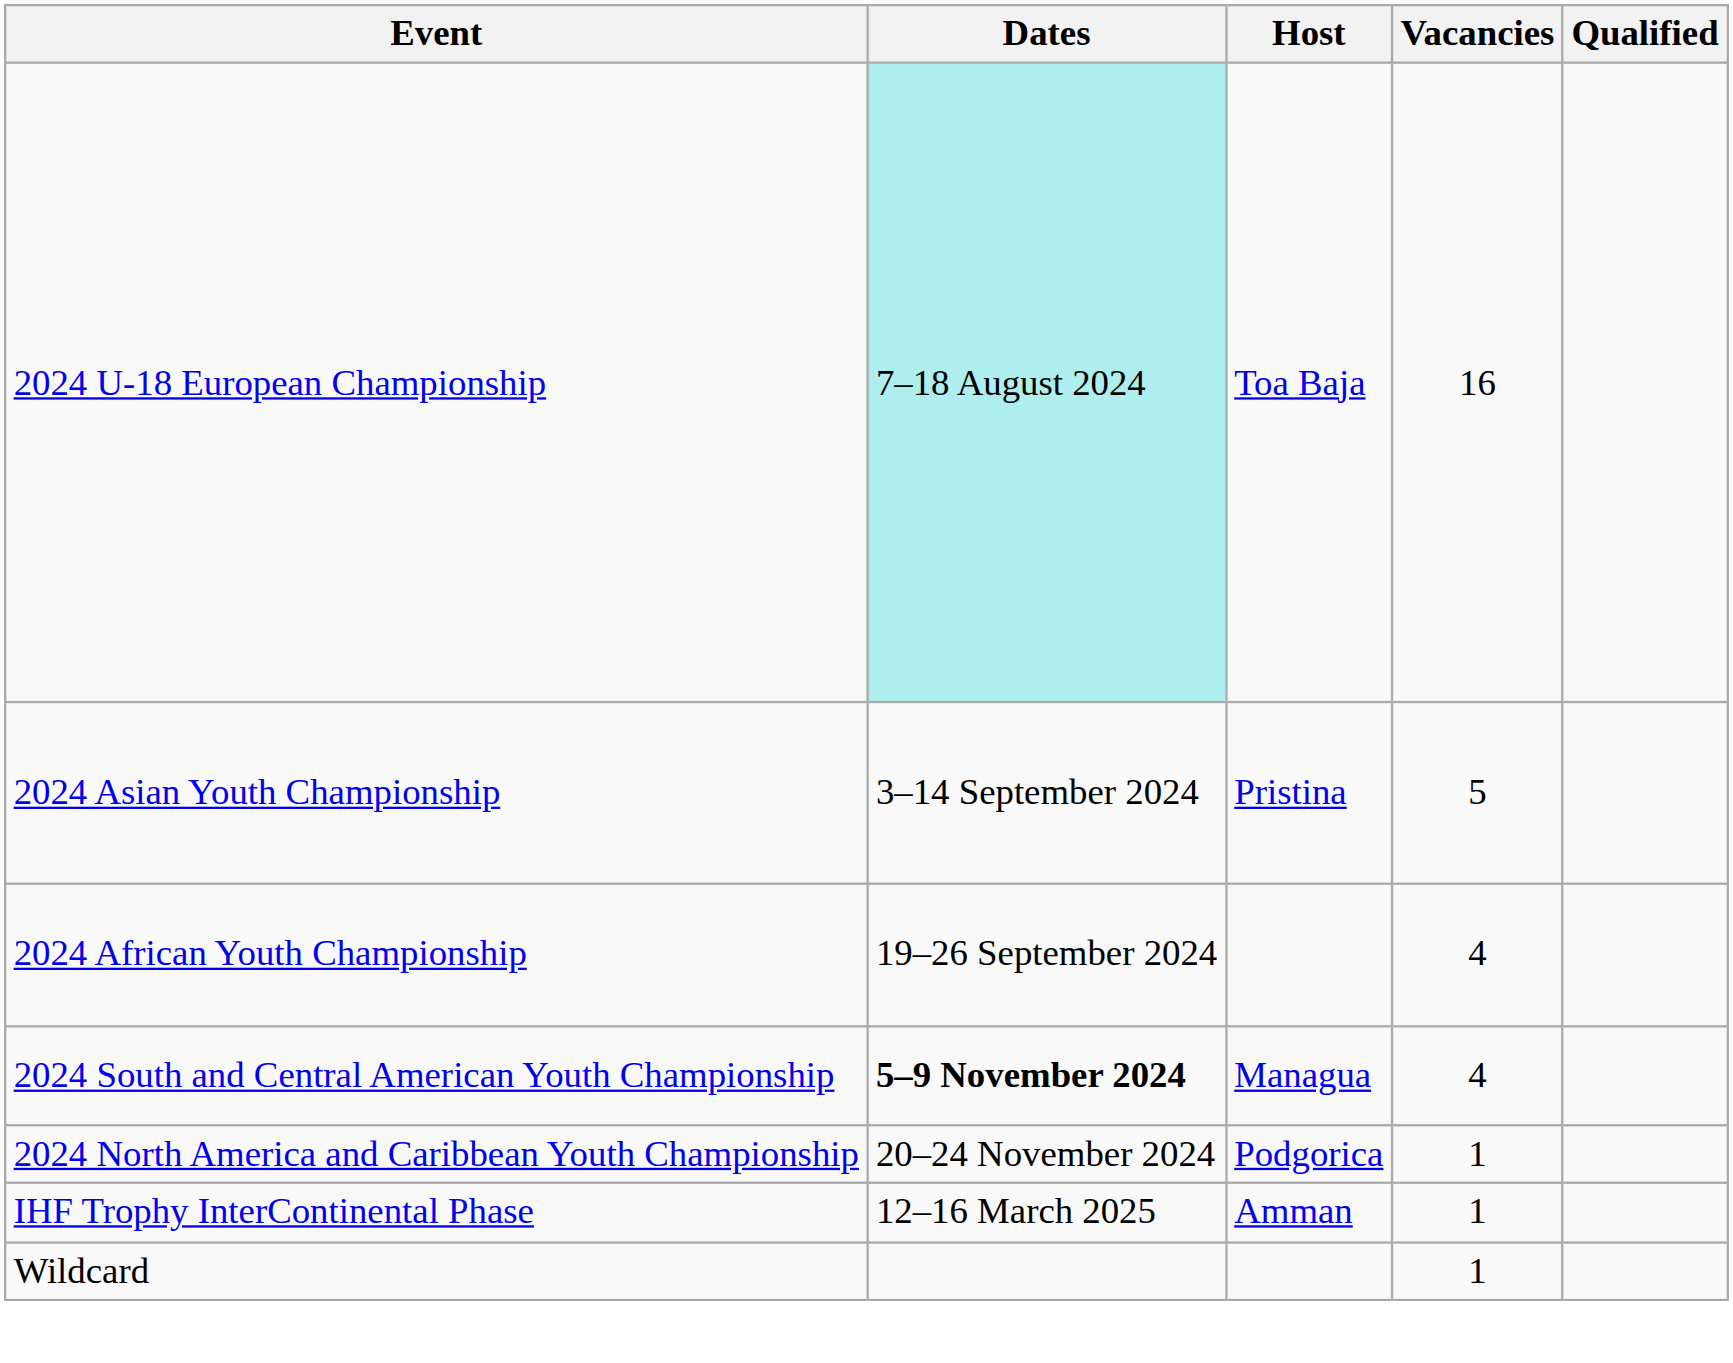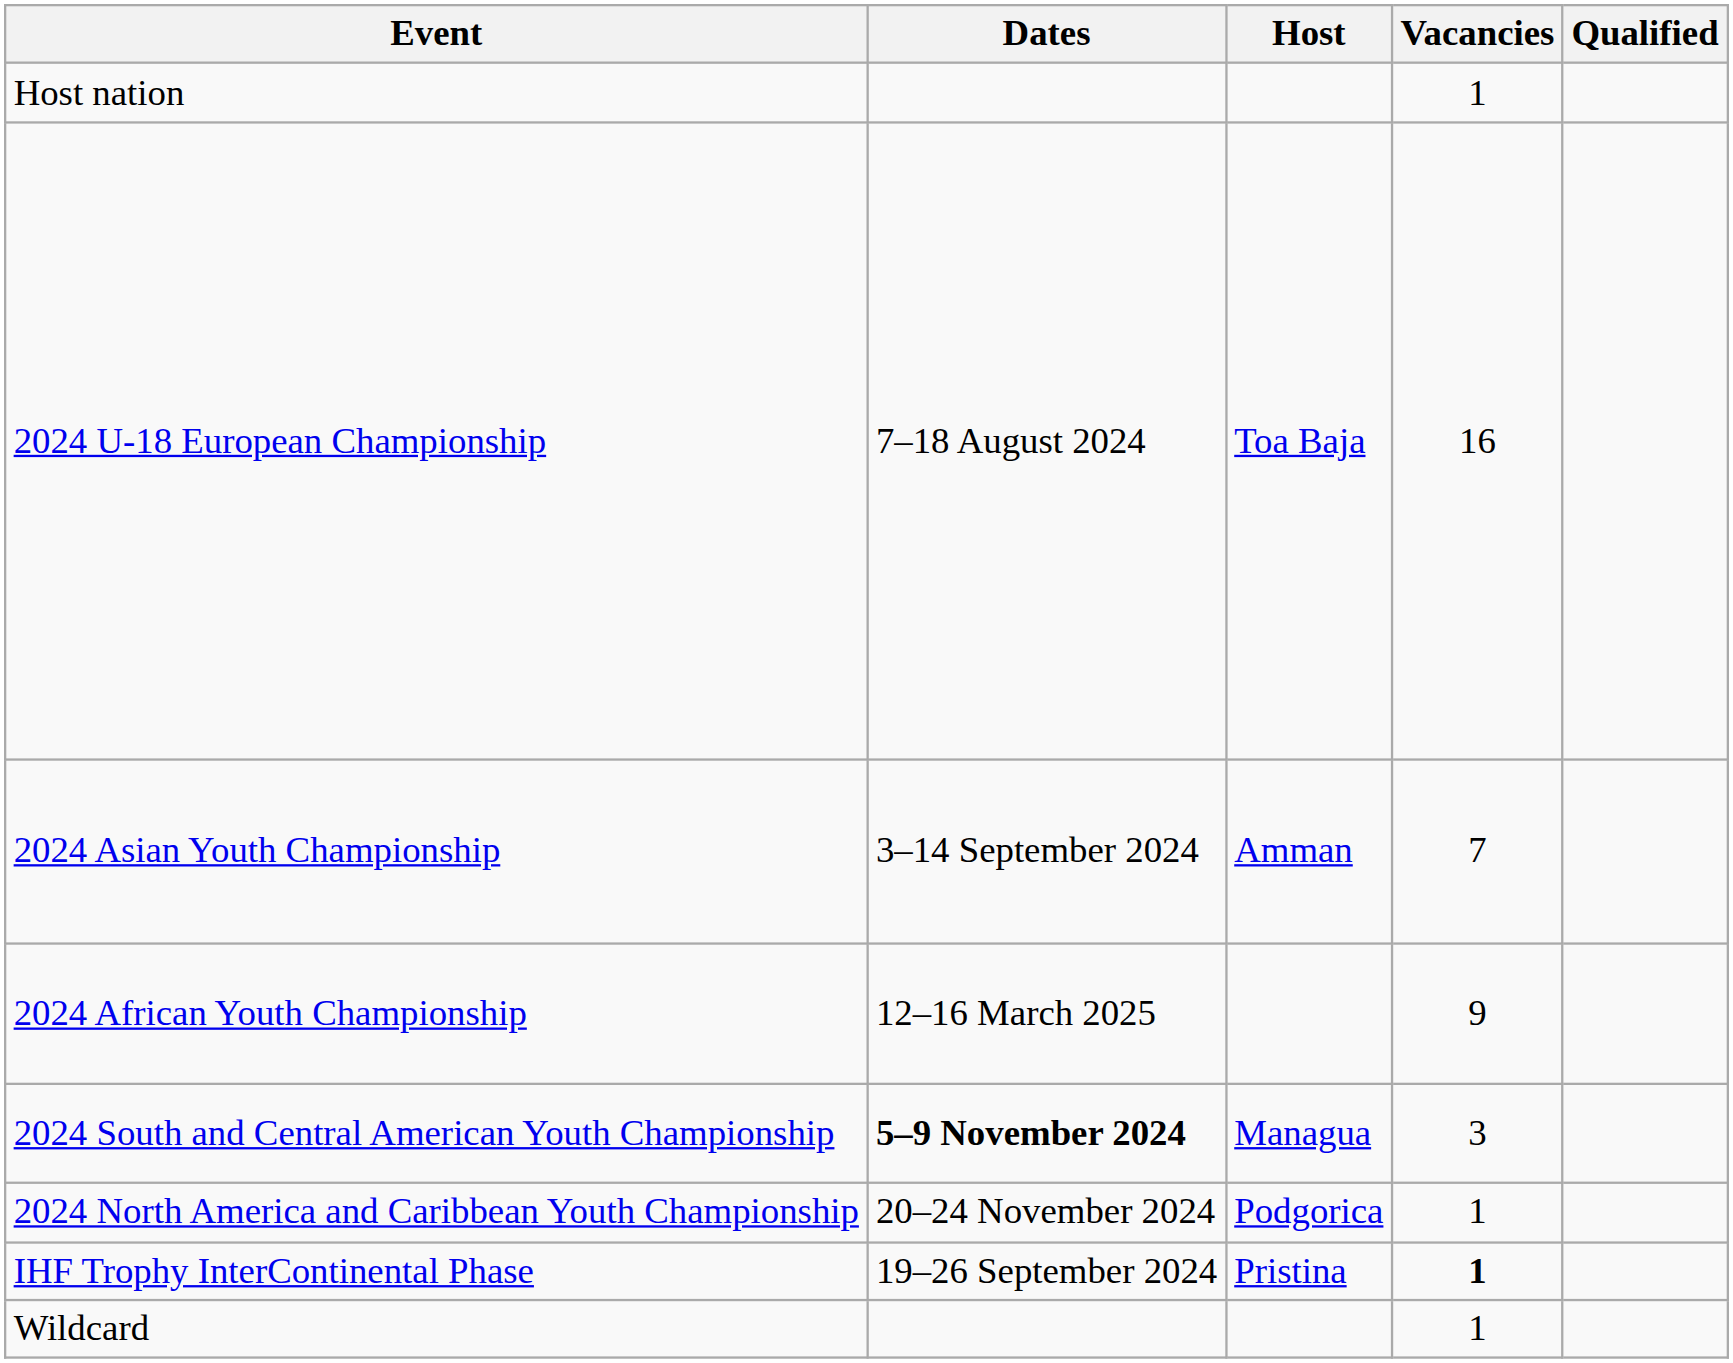+ row: (99, 92)
(1011, 381) paleturquoise background -> (1011, 440) no background
(1290, 792) Pristina -> (1293, 850) Amman
(1477, 792) 5 -> (1477, 850) 7
(1047, 953) 19–26 September 2024 -> (1016, 1012) 12–16 March 2025
(1477, 953) 4 -> (1477, 1012) 9
(1477, 1074) 4 -> (1477, 1132) 3
(1016, 1211) 12–16 March 2025 -> (1047, 1270) 19–26 September 2024
(1293, 1211) Amman -> (1290, 1270) Pristina
(1477, 1211) normal -> (1477, 1270) bold
